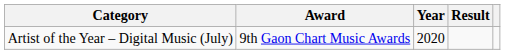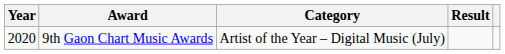columns swapped: (431, 15) <-> (120, 15)
